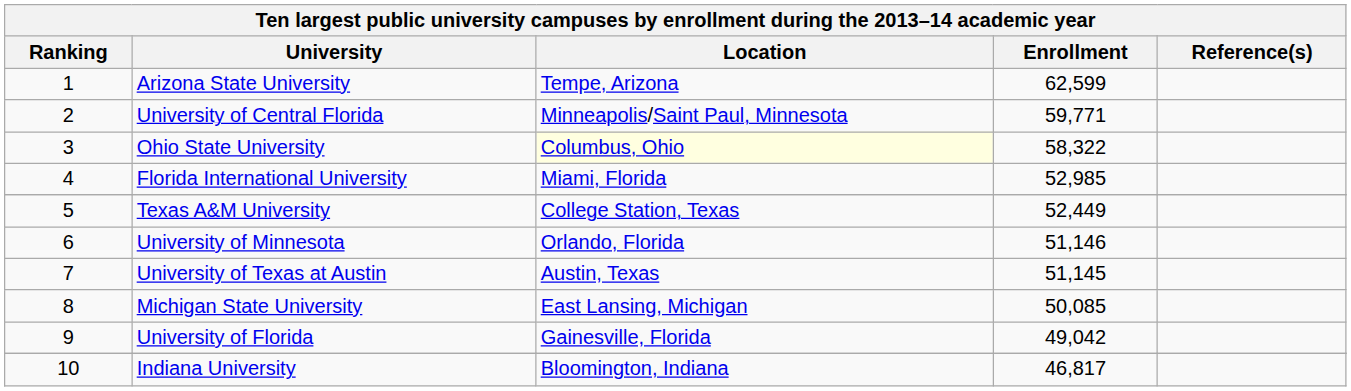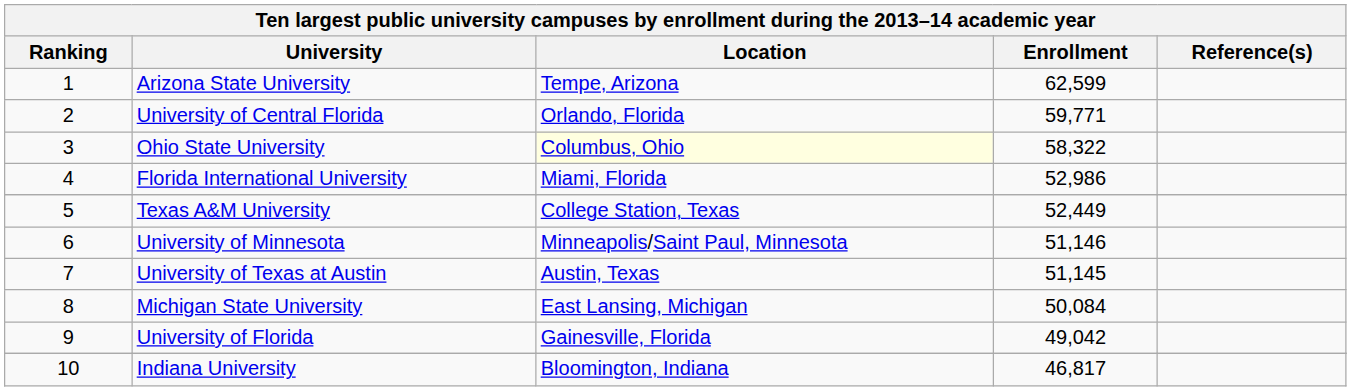(694, 115) Minneapolis/Saint Paul, Minnesota -> (612, 115) Orlando, Florida
(1076, 178) 52,985 -> (1076, 178) 52,986
(612, 242) Orlando, Florida -> (694, 242) Minneapolis/Saint Paul, Minnesota
(1076, 305) 50,085 -> (1076, 305) 50,084
